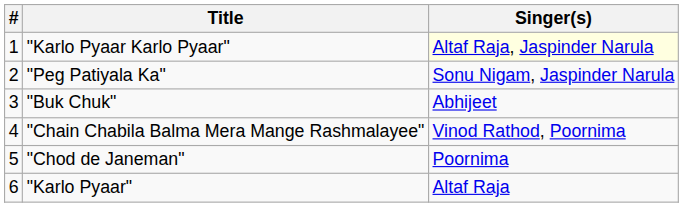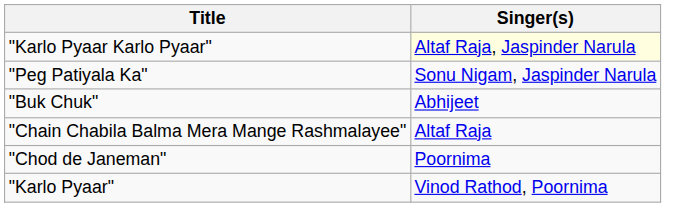- column: (14, 18)
(529, 131) Vinod Rathod, Poornima -> (453, 131) Altaf Raja
(471, 187) Altaf Raja -> (511, 187) Vinod Rathod, Poornima
